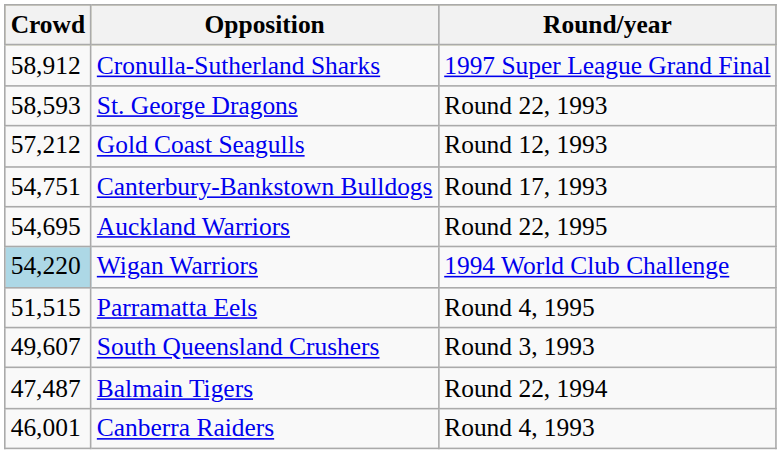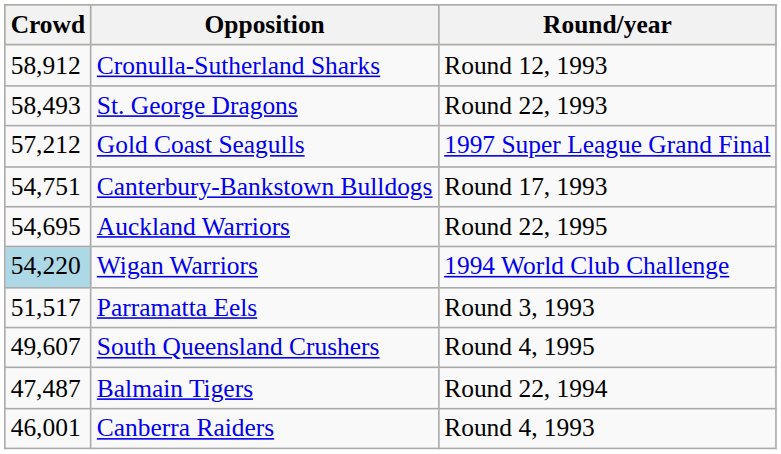(607, 65) 1997 Super League Grand Final -> (526, 65) Round 12, 1993
(46, 105) 58,593 -> (46, 105) 58,493
(526, 145) Round 12, 1993 -> (607, 145) 1997 Super League Grand Final
(46, 307) 51,515 -> (46, 307) 51,517
(519, 307) Round 4, 1995 -> (519, 307) Round 3, 1993
(519, 347) Round 3, 1993 -> (519, 347) Round 4, 1995
